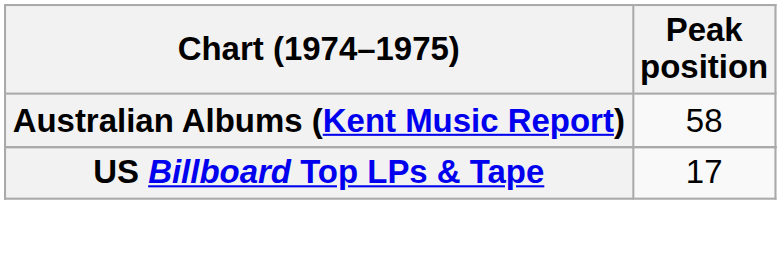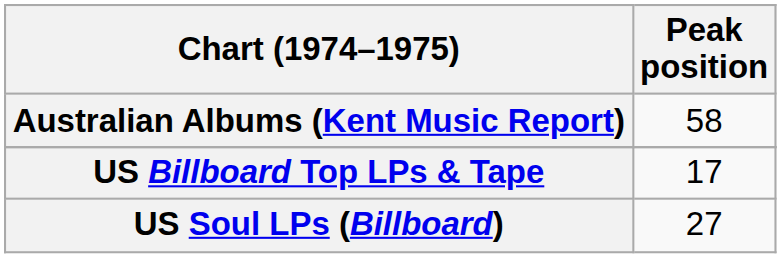+ row: (319, 224)
